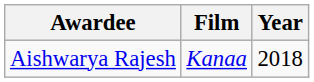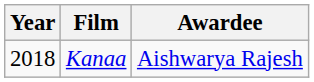columns swapped: (280, 22) <-> (93, 22)
